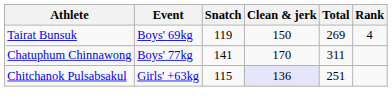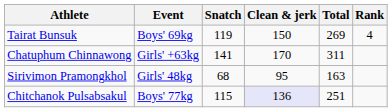(165, 55) Boys' 77kg -> (168, 55) Girls' +63kg
+ row: (67, 76)
(168, 76) Girls' +63kg -> (165, 96) Boys' 77kg
